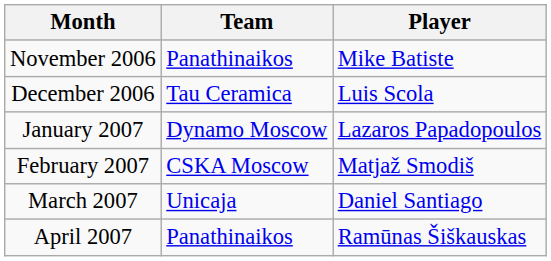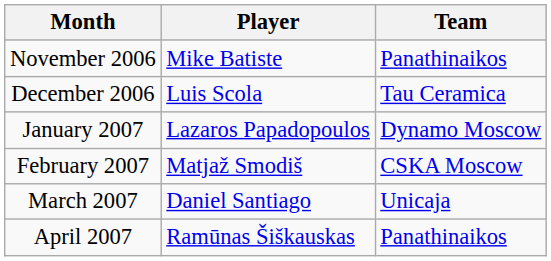columns swapped: (440, 22) <-> (247, 22)
